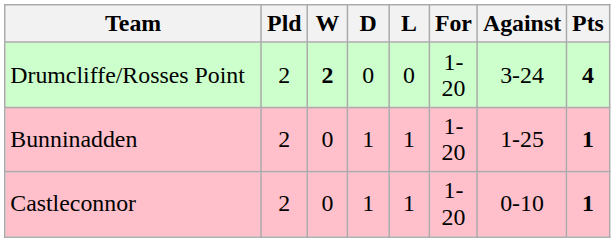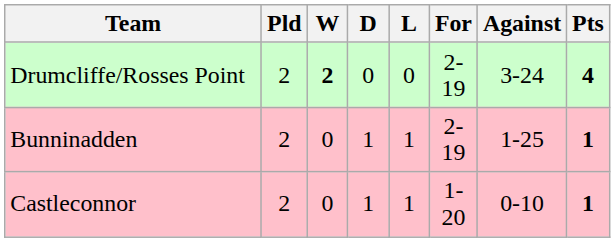(453, 74) 1-20 -> (453, 74) 2-19
(453, 139) 1-20 -> (453, 139) 2-19
